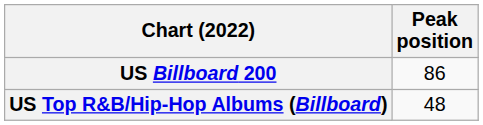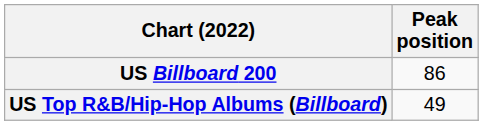(435, 104) 48 -> (435, 104) 49
